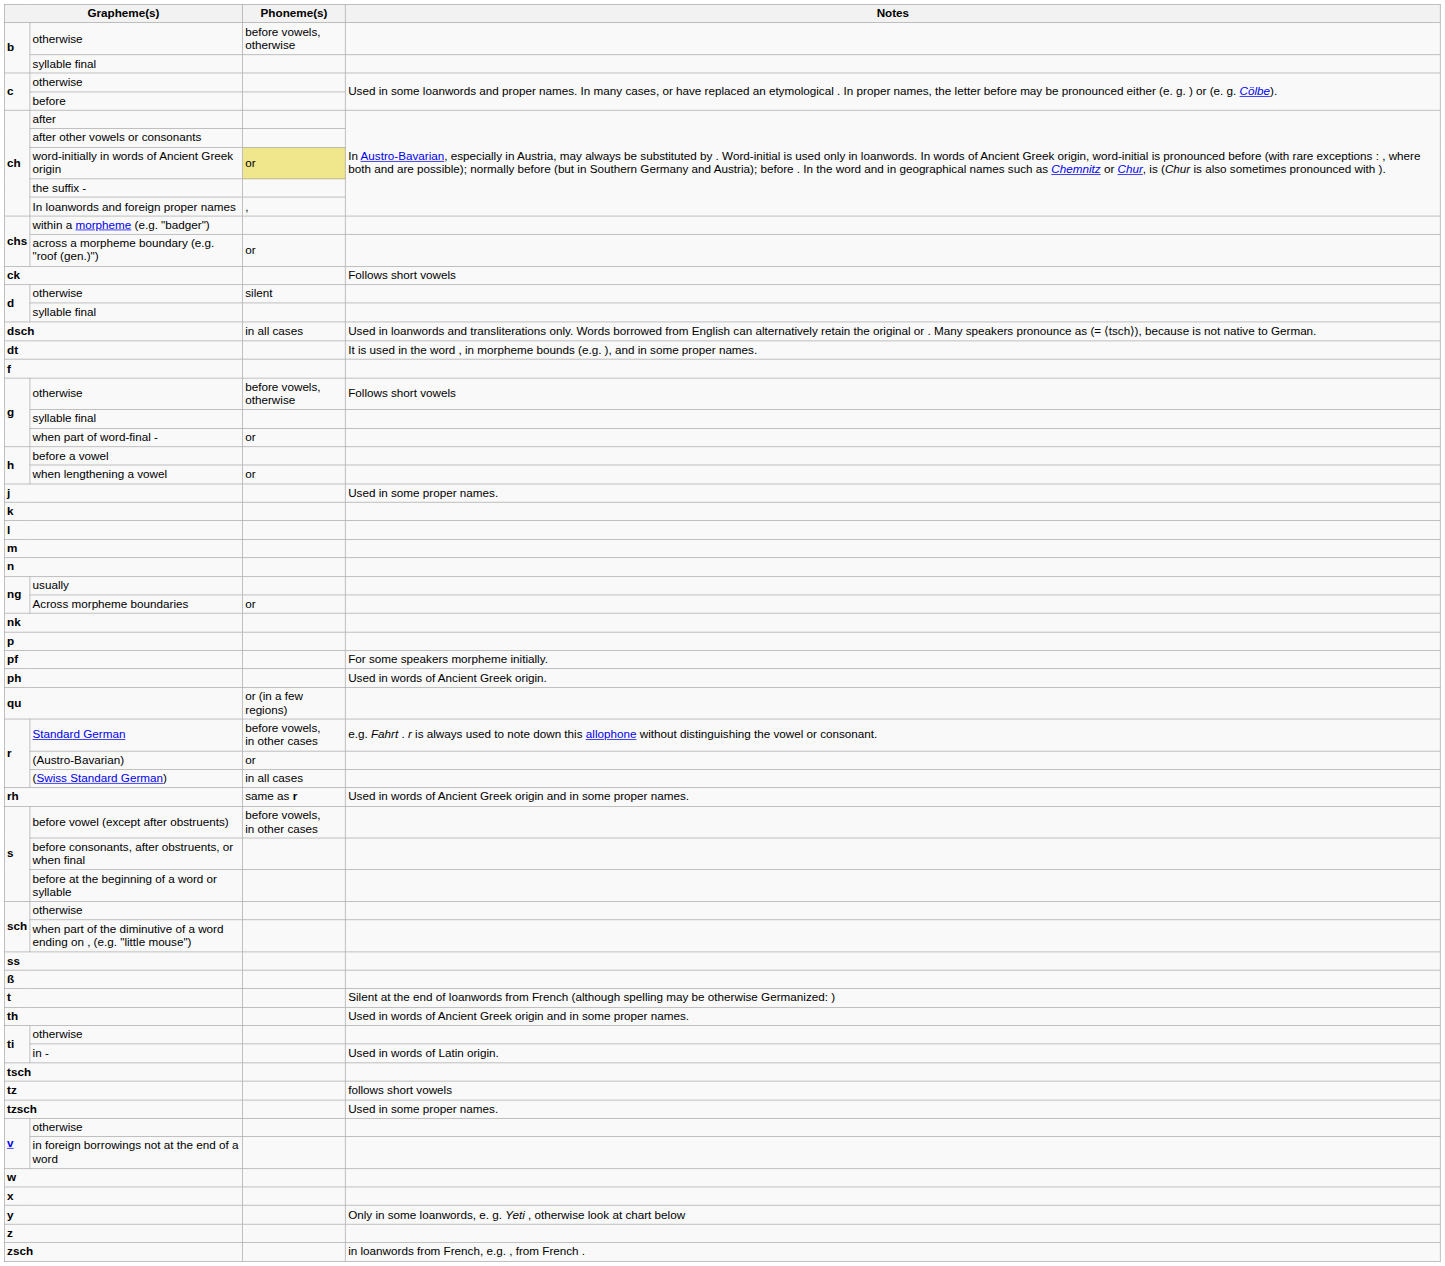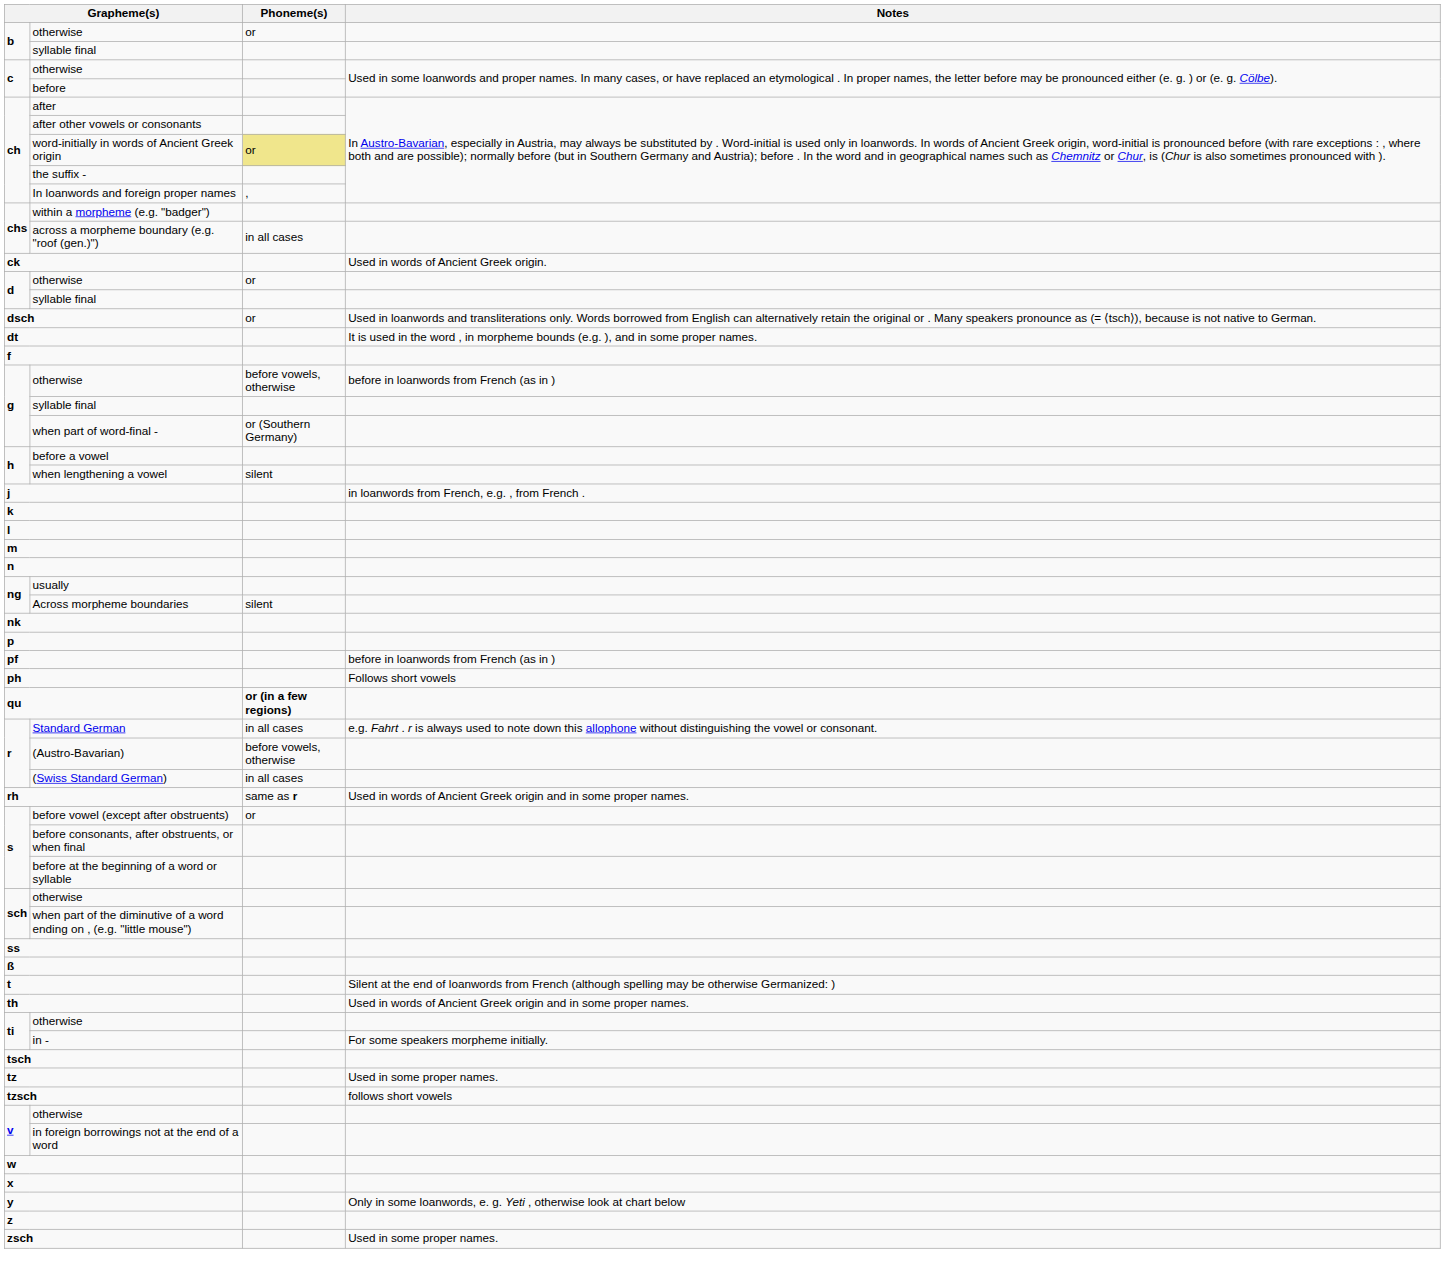(283, 38) before vowels, otherwise -> (250, 32) or
(250, 250) or -> (274, 237) in all cases
(402, 275) Follows short vowels -> (448, 262) Used in words of Ancient Greek origin.
(259, 293) silent -> (250, 280) or
(274, 331) in all cases -> (250, 318) or
(402, 393) Follows short vowels -> (452, 380) before in loanwords from French (as in )
(250, 437) or -> (278, 430) or (Southern Germany)
(250, 474) or -> (259, 474) silent
(423, 493) Used in some proper names. -> (467, 493) in loanwords from French, e.g. , from French .
(250, 604) or -> (259, 604) silent
(448, 659) For some speakers morpheme initially. -> (452, 659) before in loanwords from French (as in )
(448, 678) Used in words of Ancient Greek origin. -> (402, 678) Follows short vowels
(274, 703) normal -> (276, 703) bold
(283, 735) before vowels, in other cases -> (274, 728) in all cases
(250, 760) or -> (283, 753) before vowels, otherwise
(283, 822) before vowels, in other cases -> (250, 815) or
(423, 1053) Used in words of Latin origin. -> (448, 1040) For some speakers morpheme initially.
(400, 1090) follows short vowels -> (423, 1077) Used in some proper names.
(423, 1109) Used in some proper names. -> (400, 1095) follows short vowels
(467, 1251) in loanwords from French, e.g. , from French . -> (423, 1238) Used in some proper names.
